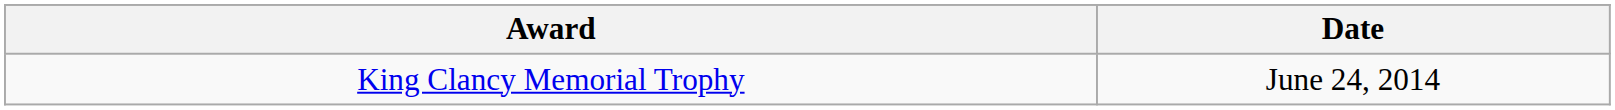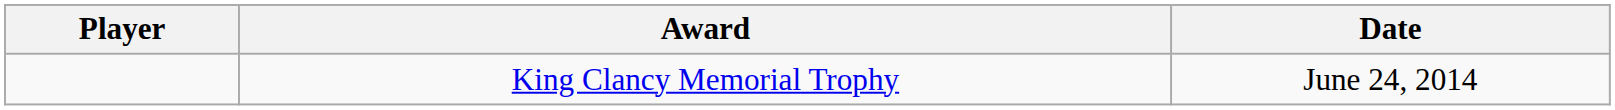+ column: (122, 29)
